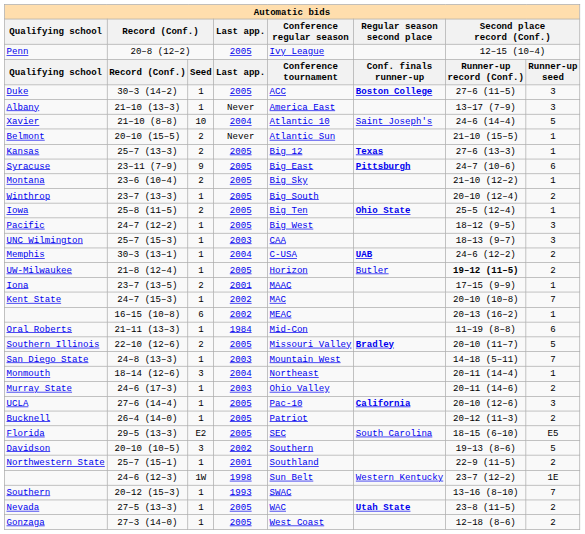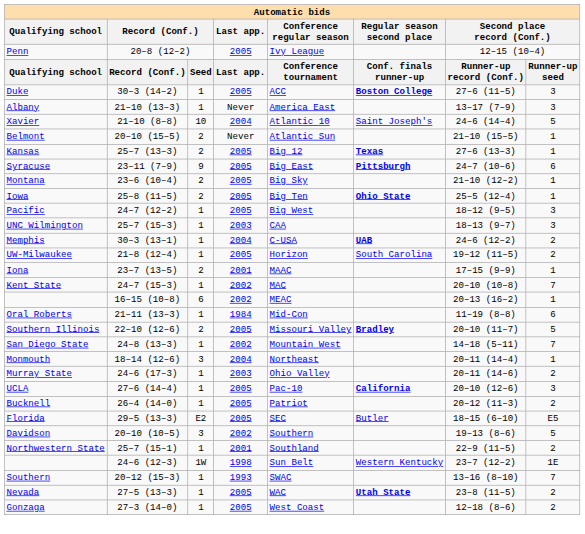- row: (28, 196)
(372, 270) Butler -> (394, 255) South Carolina
(486, 270) bold -> (486, 255) normal
(241, 359) 2003 -> (241, 344) 2002
(394, 433) South Carolina -> (372, 418) Butler
